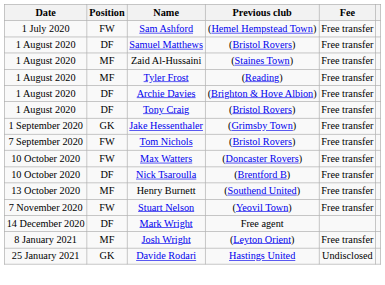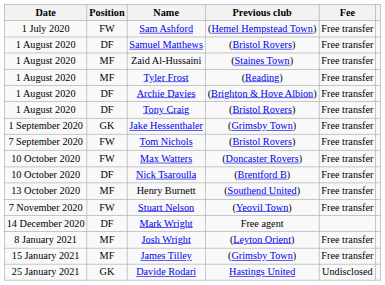+ row: (166, 256)
